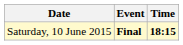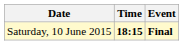columns swapped: (163, 13) <-> (131, 13)
